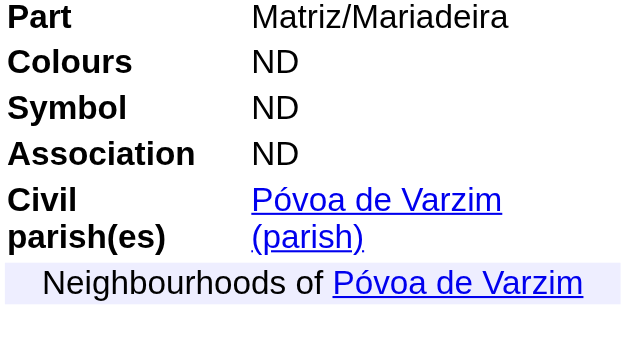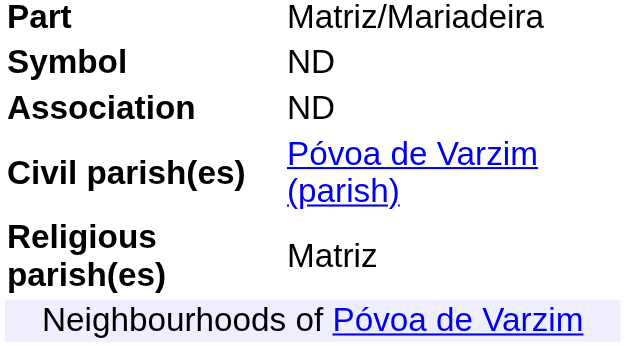- row: (70, 62)
+ row: (86, 255)
